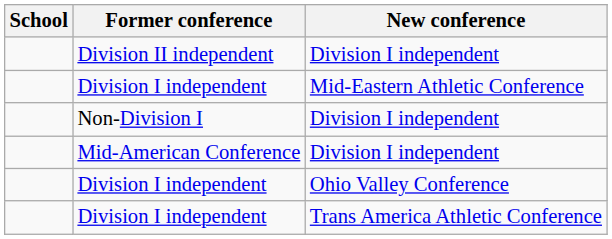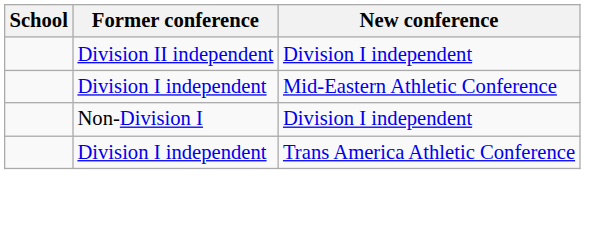- row: (189, 151)
- row: (172, 184)
